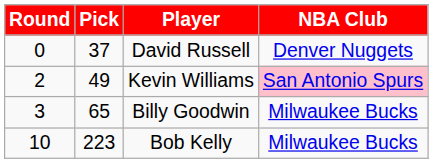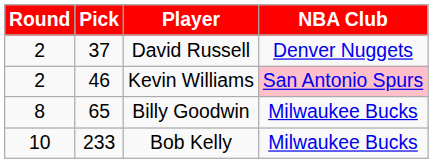(40, 50) 0 -> (40, 50) 2
(99, 81) 49 -> (99, 81) 46
(40, 111) 3 -> (40, 111) 8
(99, 142) 223 -> (99, 142) 233
